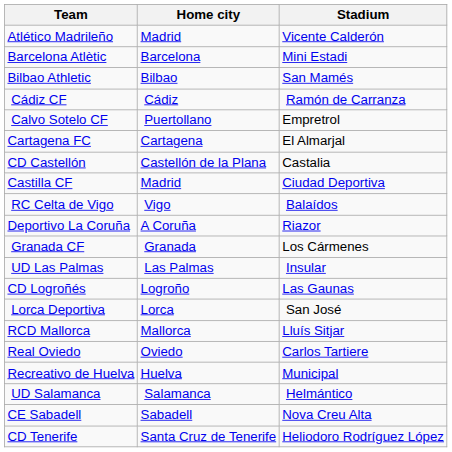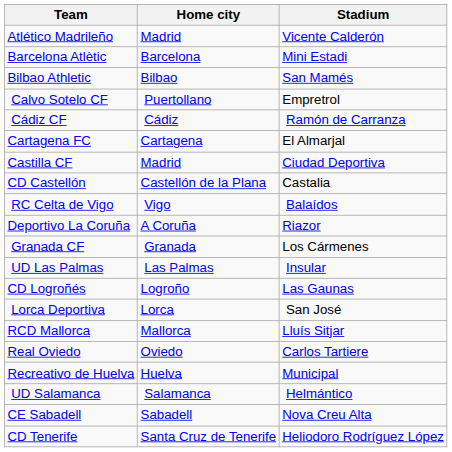rows swapped: (37, 99) <-> (58, 120)
rows swapped: (47, 162) <-> (40, 183)
